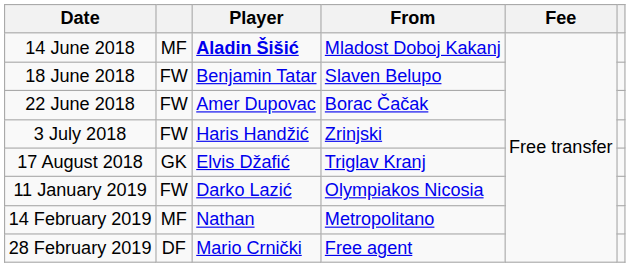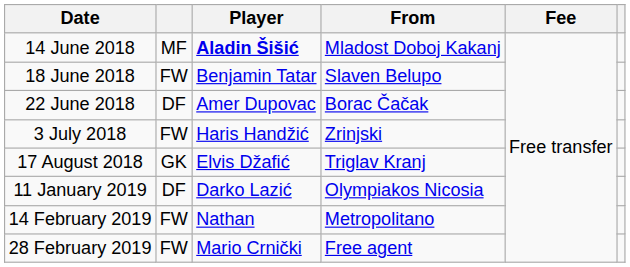(174, 104) FW -> (174, 104) DF
(174, 190) FW -> (174, 190) DF
(174, 219) MF -> (174, 219) FW
(174, 248) DF -> (174, 248) FW
